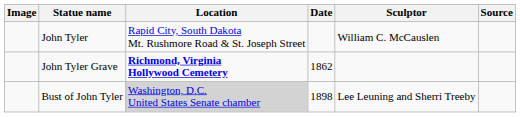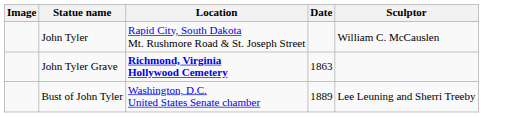- column: (497, 13)
(321, 66) 1862 -> (321, 66) 1863
(194, 96) lightgrey background -> (194, 96) no background
(321, 96) 1898 -> (321, 96) 1889
